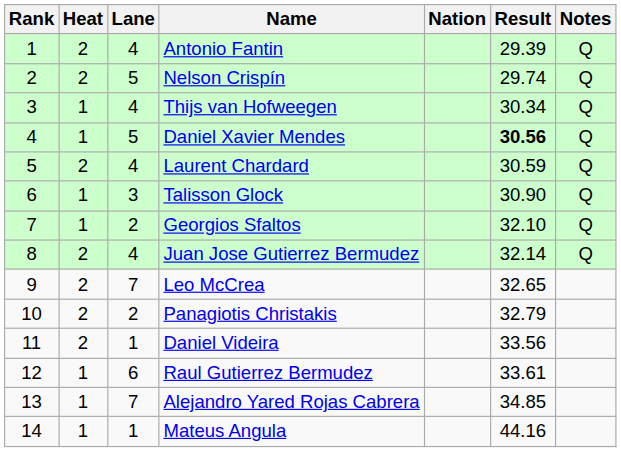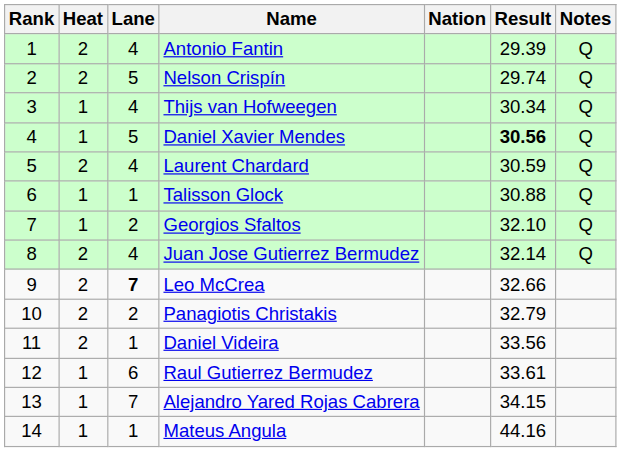(133, 195) 3 -> (133, 195) 1
(523, 195) 30.90 -> (523, 195) 30.88
(133, 284) normal -> (133, 284) bold
(523, 284) 32.65 -> (523, 284) 32.66
(523, 401) 34.85 -> (523, 401) 34.15
